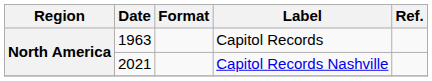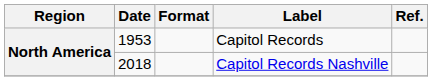(135, 40) 1963 -> (135, 40) 1953
(135, 64) 2021 -> (135, 64) 2018
